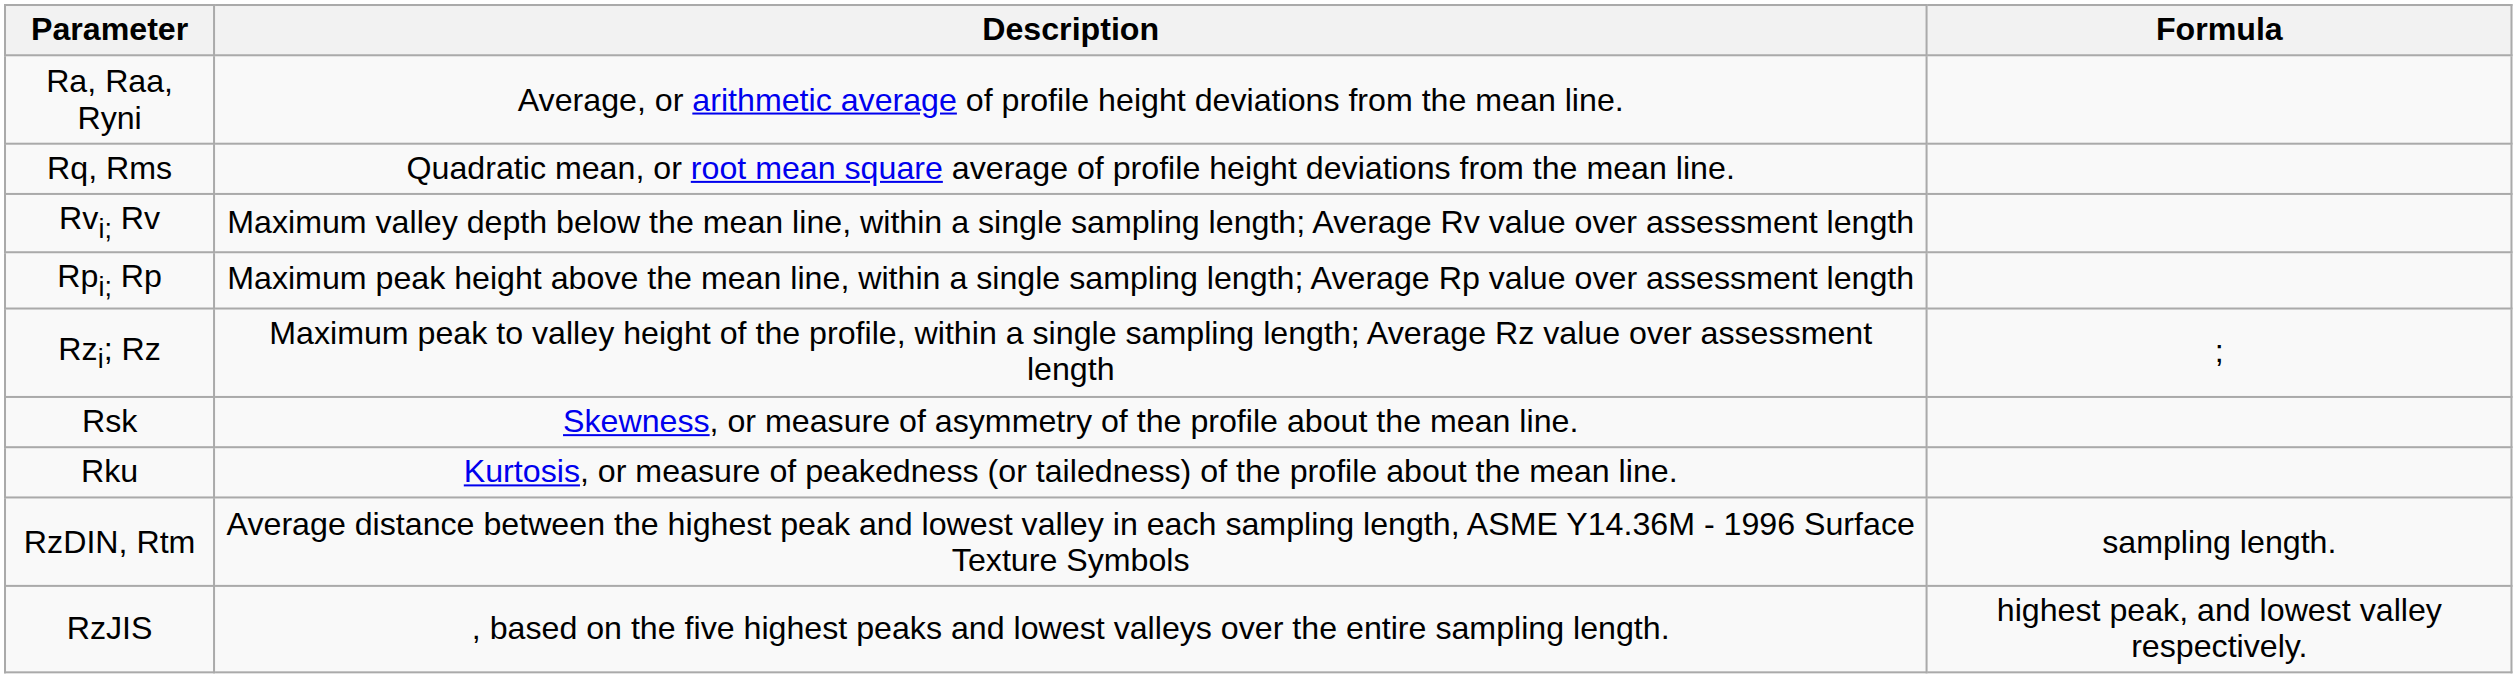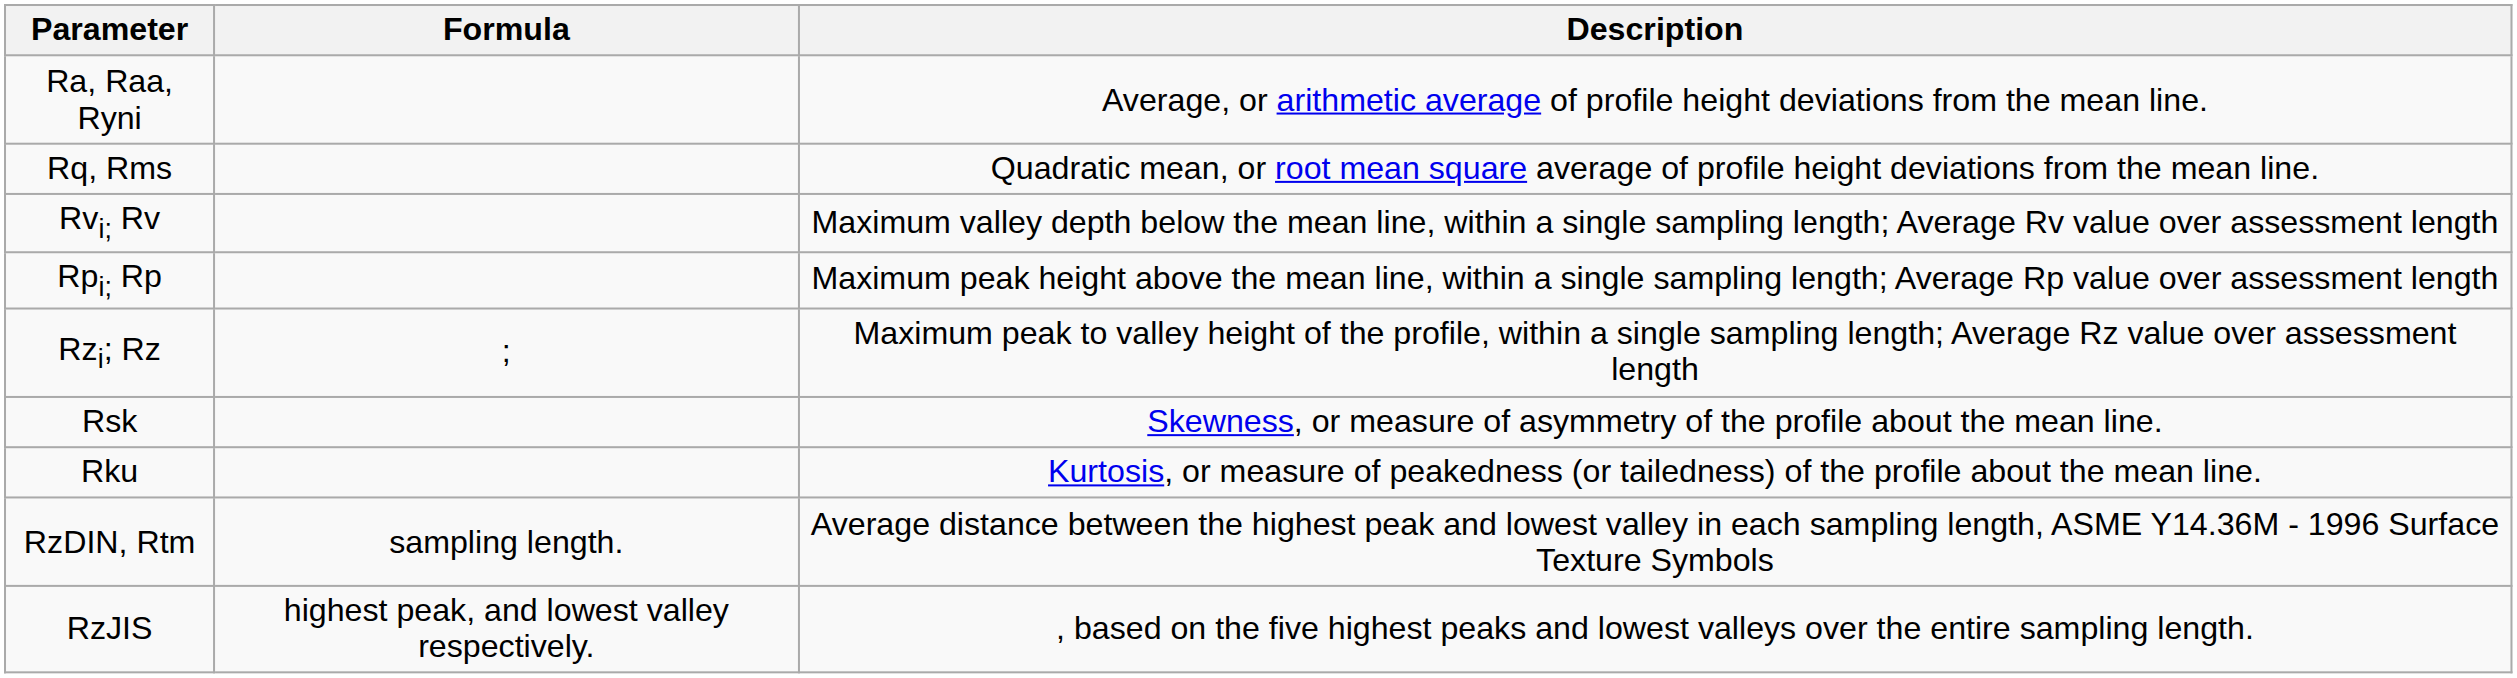columns swapped: (1071, 30) <-> (2219, 30)
